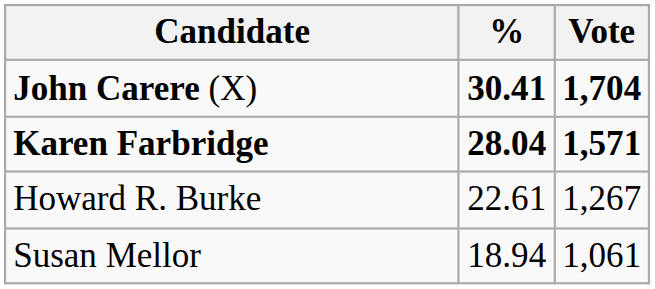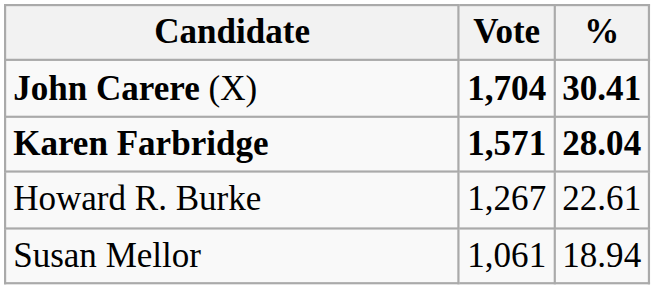columns swapped: (602, 32) <-> (507, 32)
